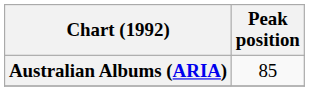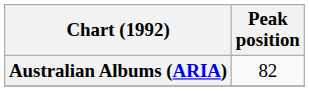(268, 70) 85 -> (268, 70) 82
